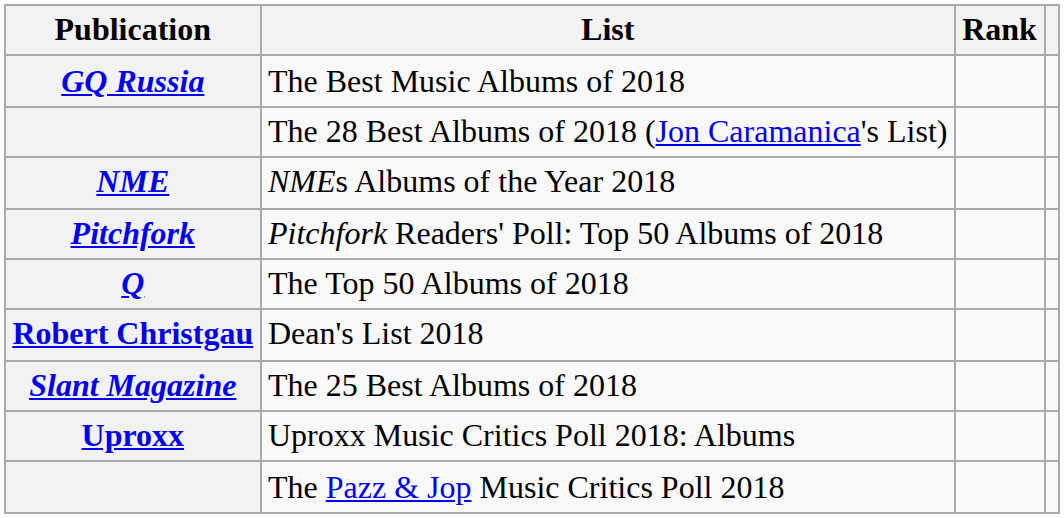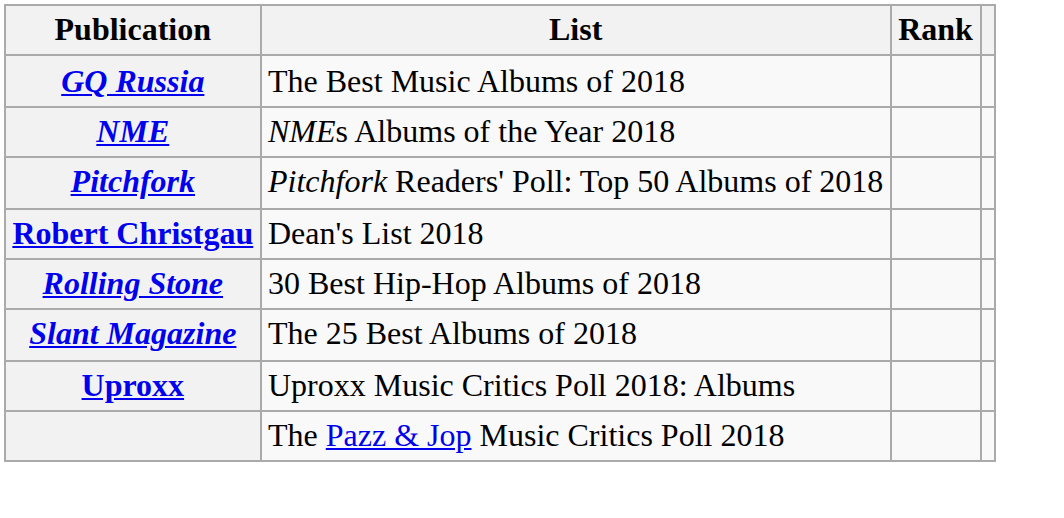- row: (608, 131)
- row: (448, 283)
+ row: (484, 283)
